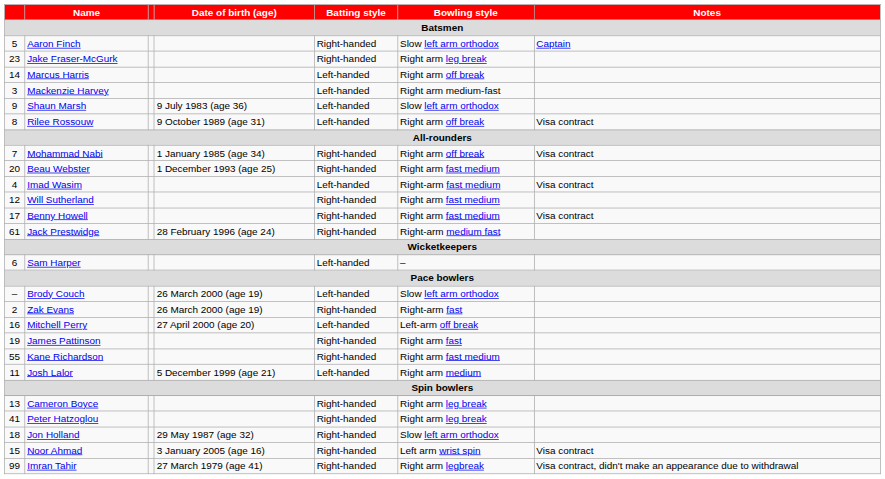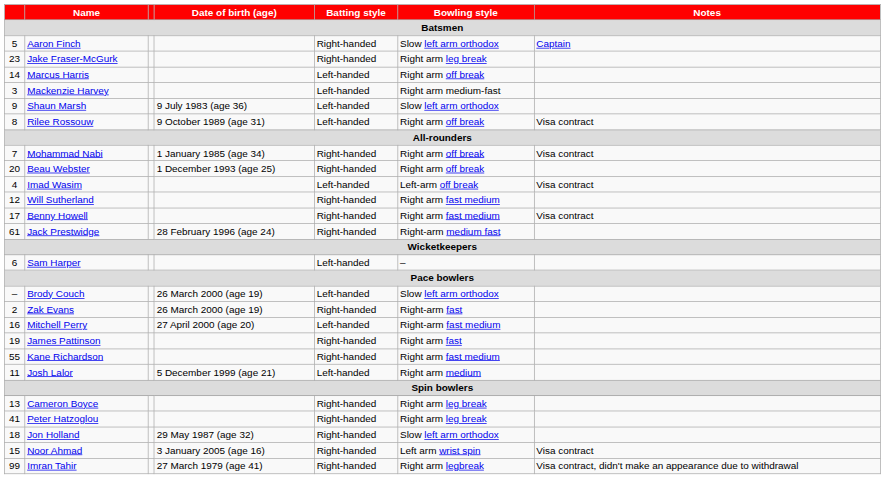(450, 168) Right arm fast medium -> (442, 168) Right arm off break
(450, 184) Right-arm fast medium -> (439, 184) Left-arm off break
(439, 325) Left-arm off break -> (450, 325) Right-arm fast medium
